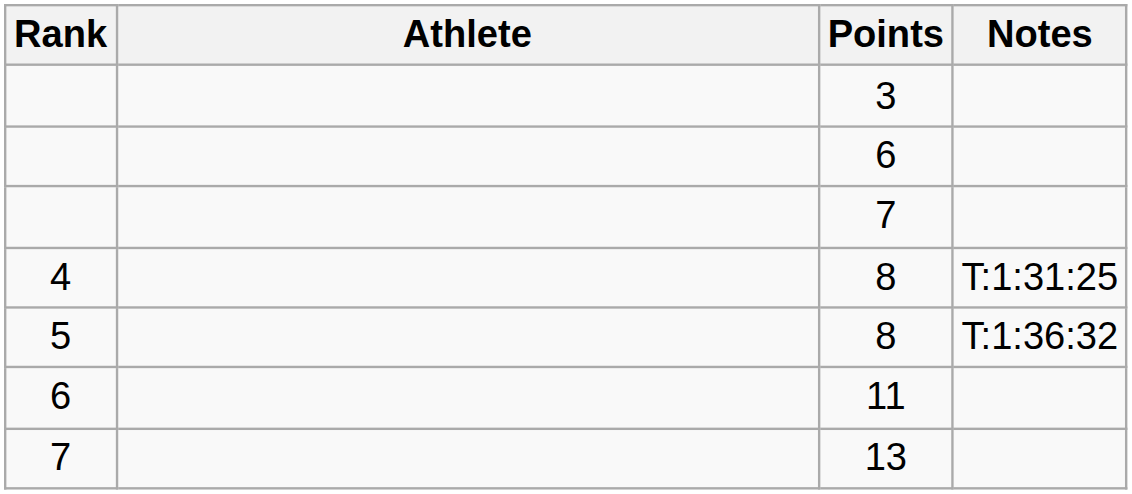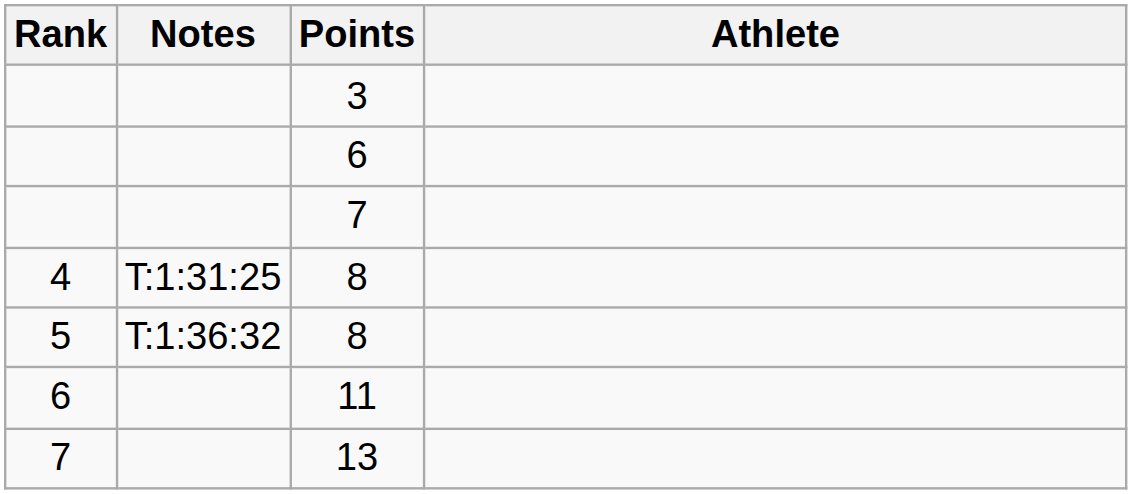columns swapped: (467, 34) <-> (1040, 34)
